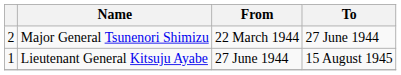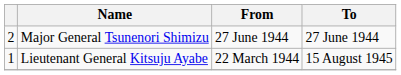(257, 37) 22 March 1944 -> (252, 37) 27 June 1944
(252, 59) 27 June 1944 -> (257, 59) 22 March 1944
